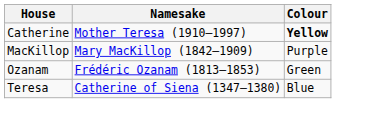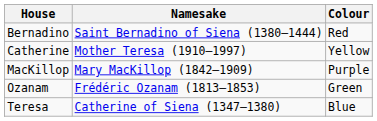+ row: (38, 32)
(307, 32) bold -> (349, 51) normal
